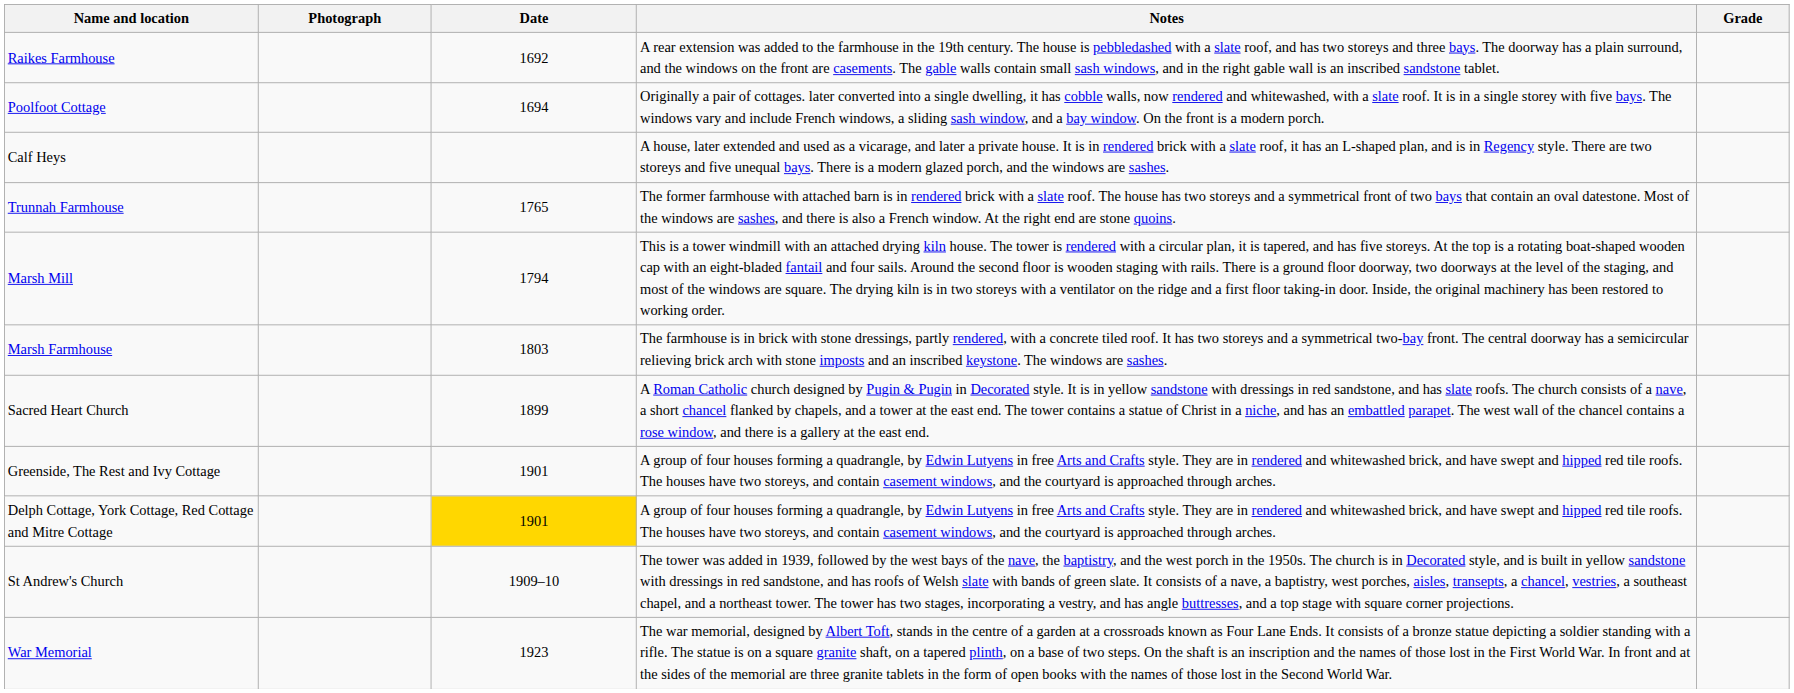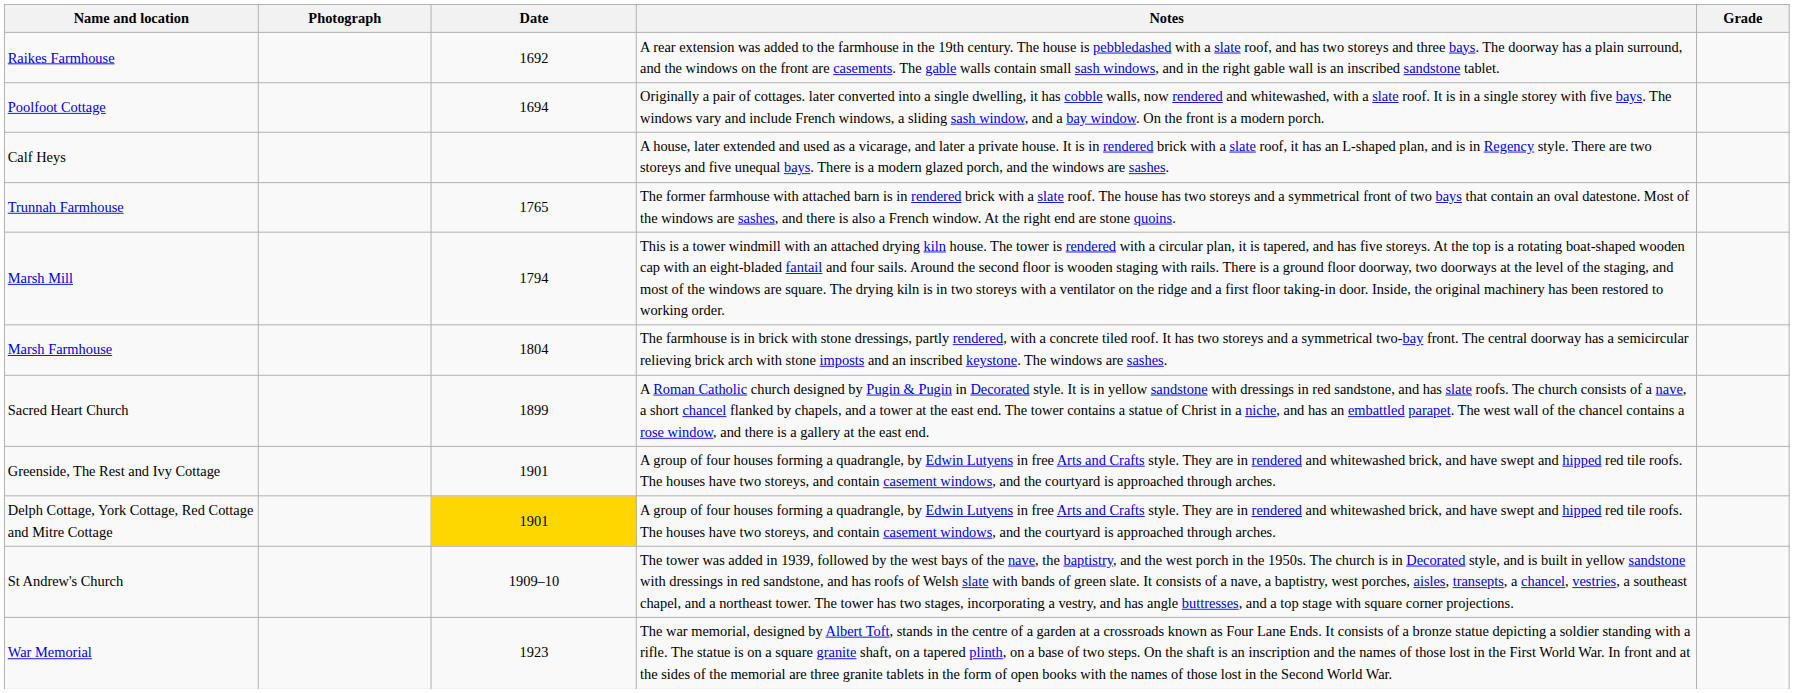(534, 350) 1803 -> (534, 350) 1804
